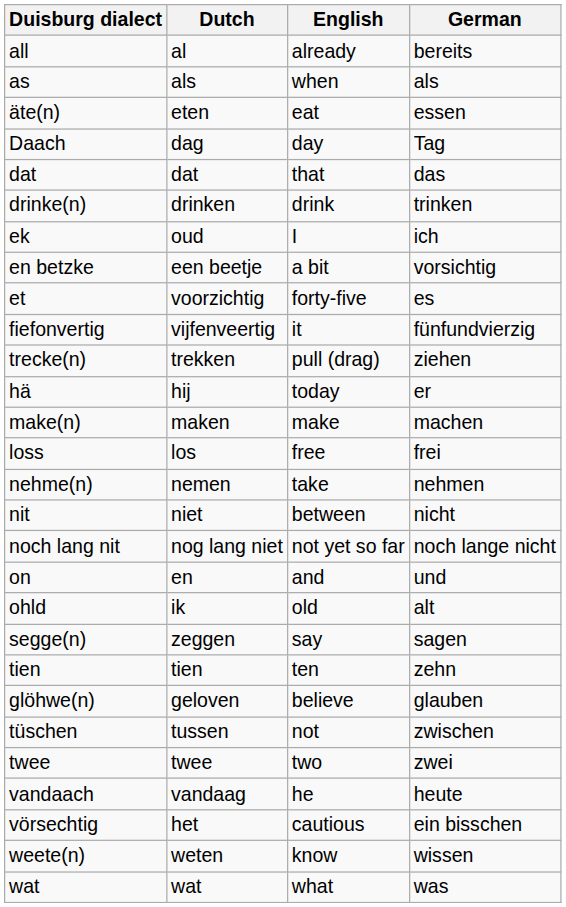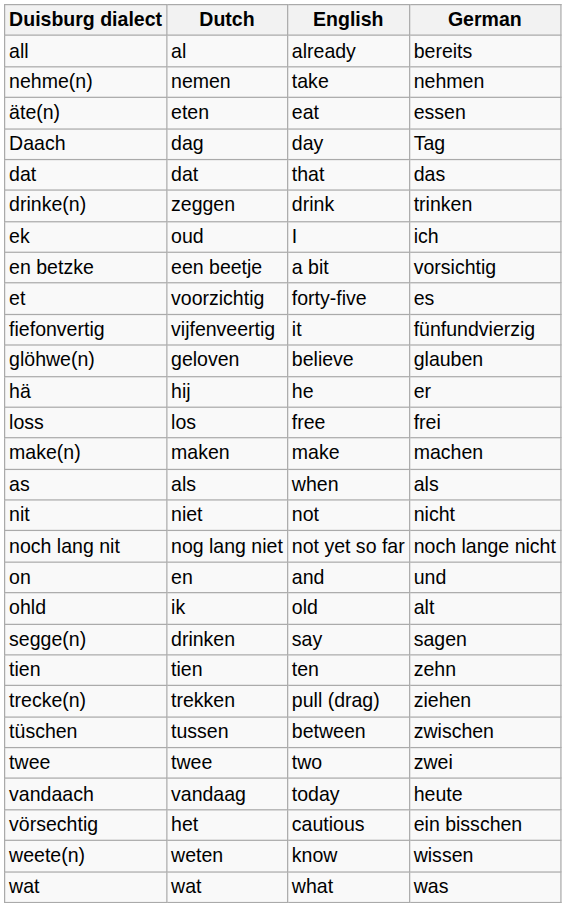rows swapped: (19, 81) <-> (51, 484)
(203, 205) drinken -> (203, 205) zeggen
rows swapped: (52, 701) <-> (48, 360)
(316, 391) today -> (303, 391) he
rows swapped: (26, 453) <-> (45, 422)
(329, 515) between -> (305, 515) not
(203, 639) zeggen -> (203, 639) drinken
(305, 732) not -> (329, 732) between
(303, 793) he -> (316, 793) today
